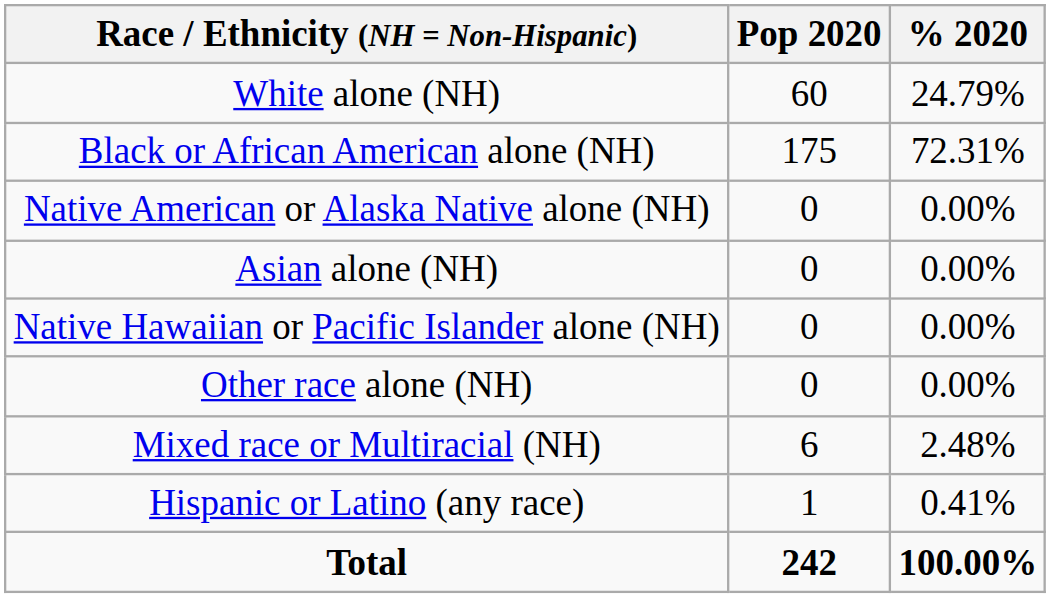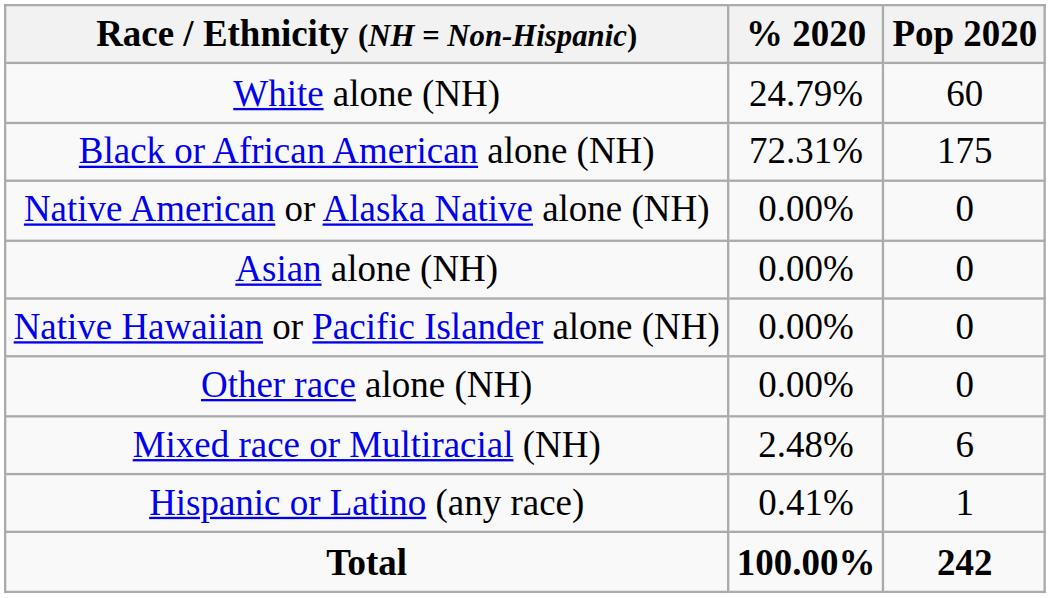columns swapped: (809, 33) <-> (968, 33)
